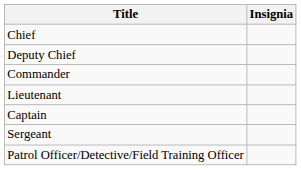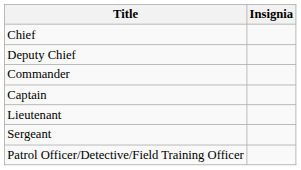rows swapped: (27, 114) <-> (34, 94)
